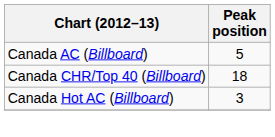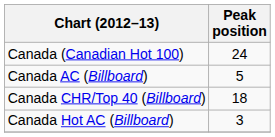+ row: (96, 53)
